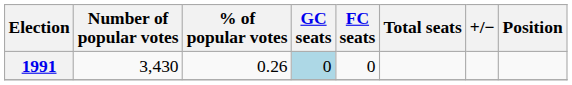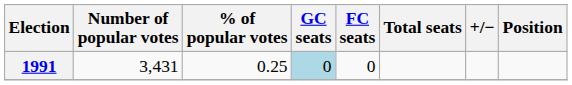(159, 65) 3,430 -> (159, 65) 3,431
(272, 65) 0.26 -> (272, 65) 0.25
